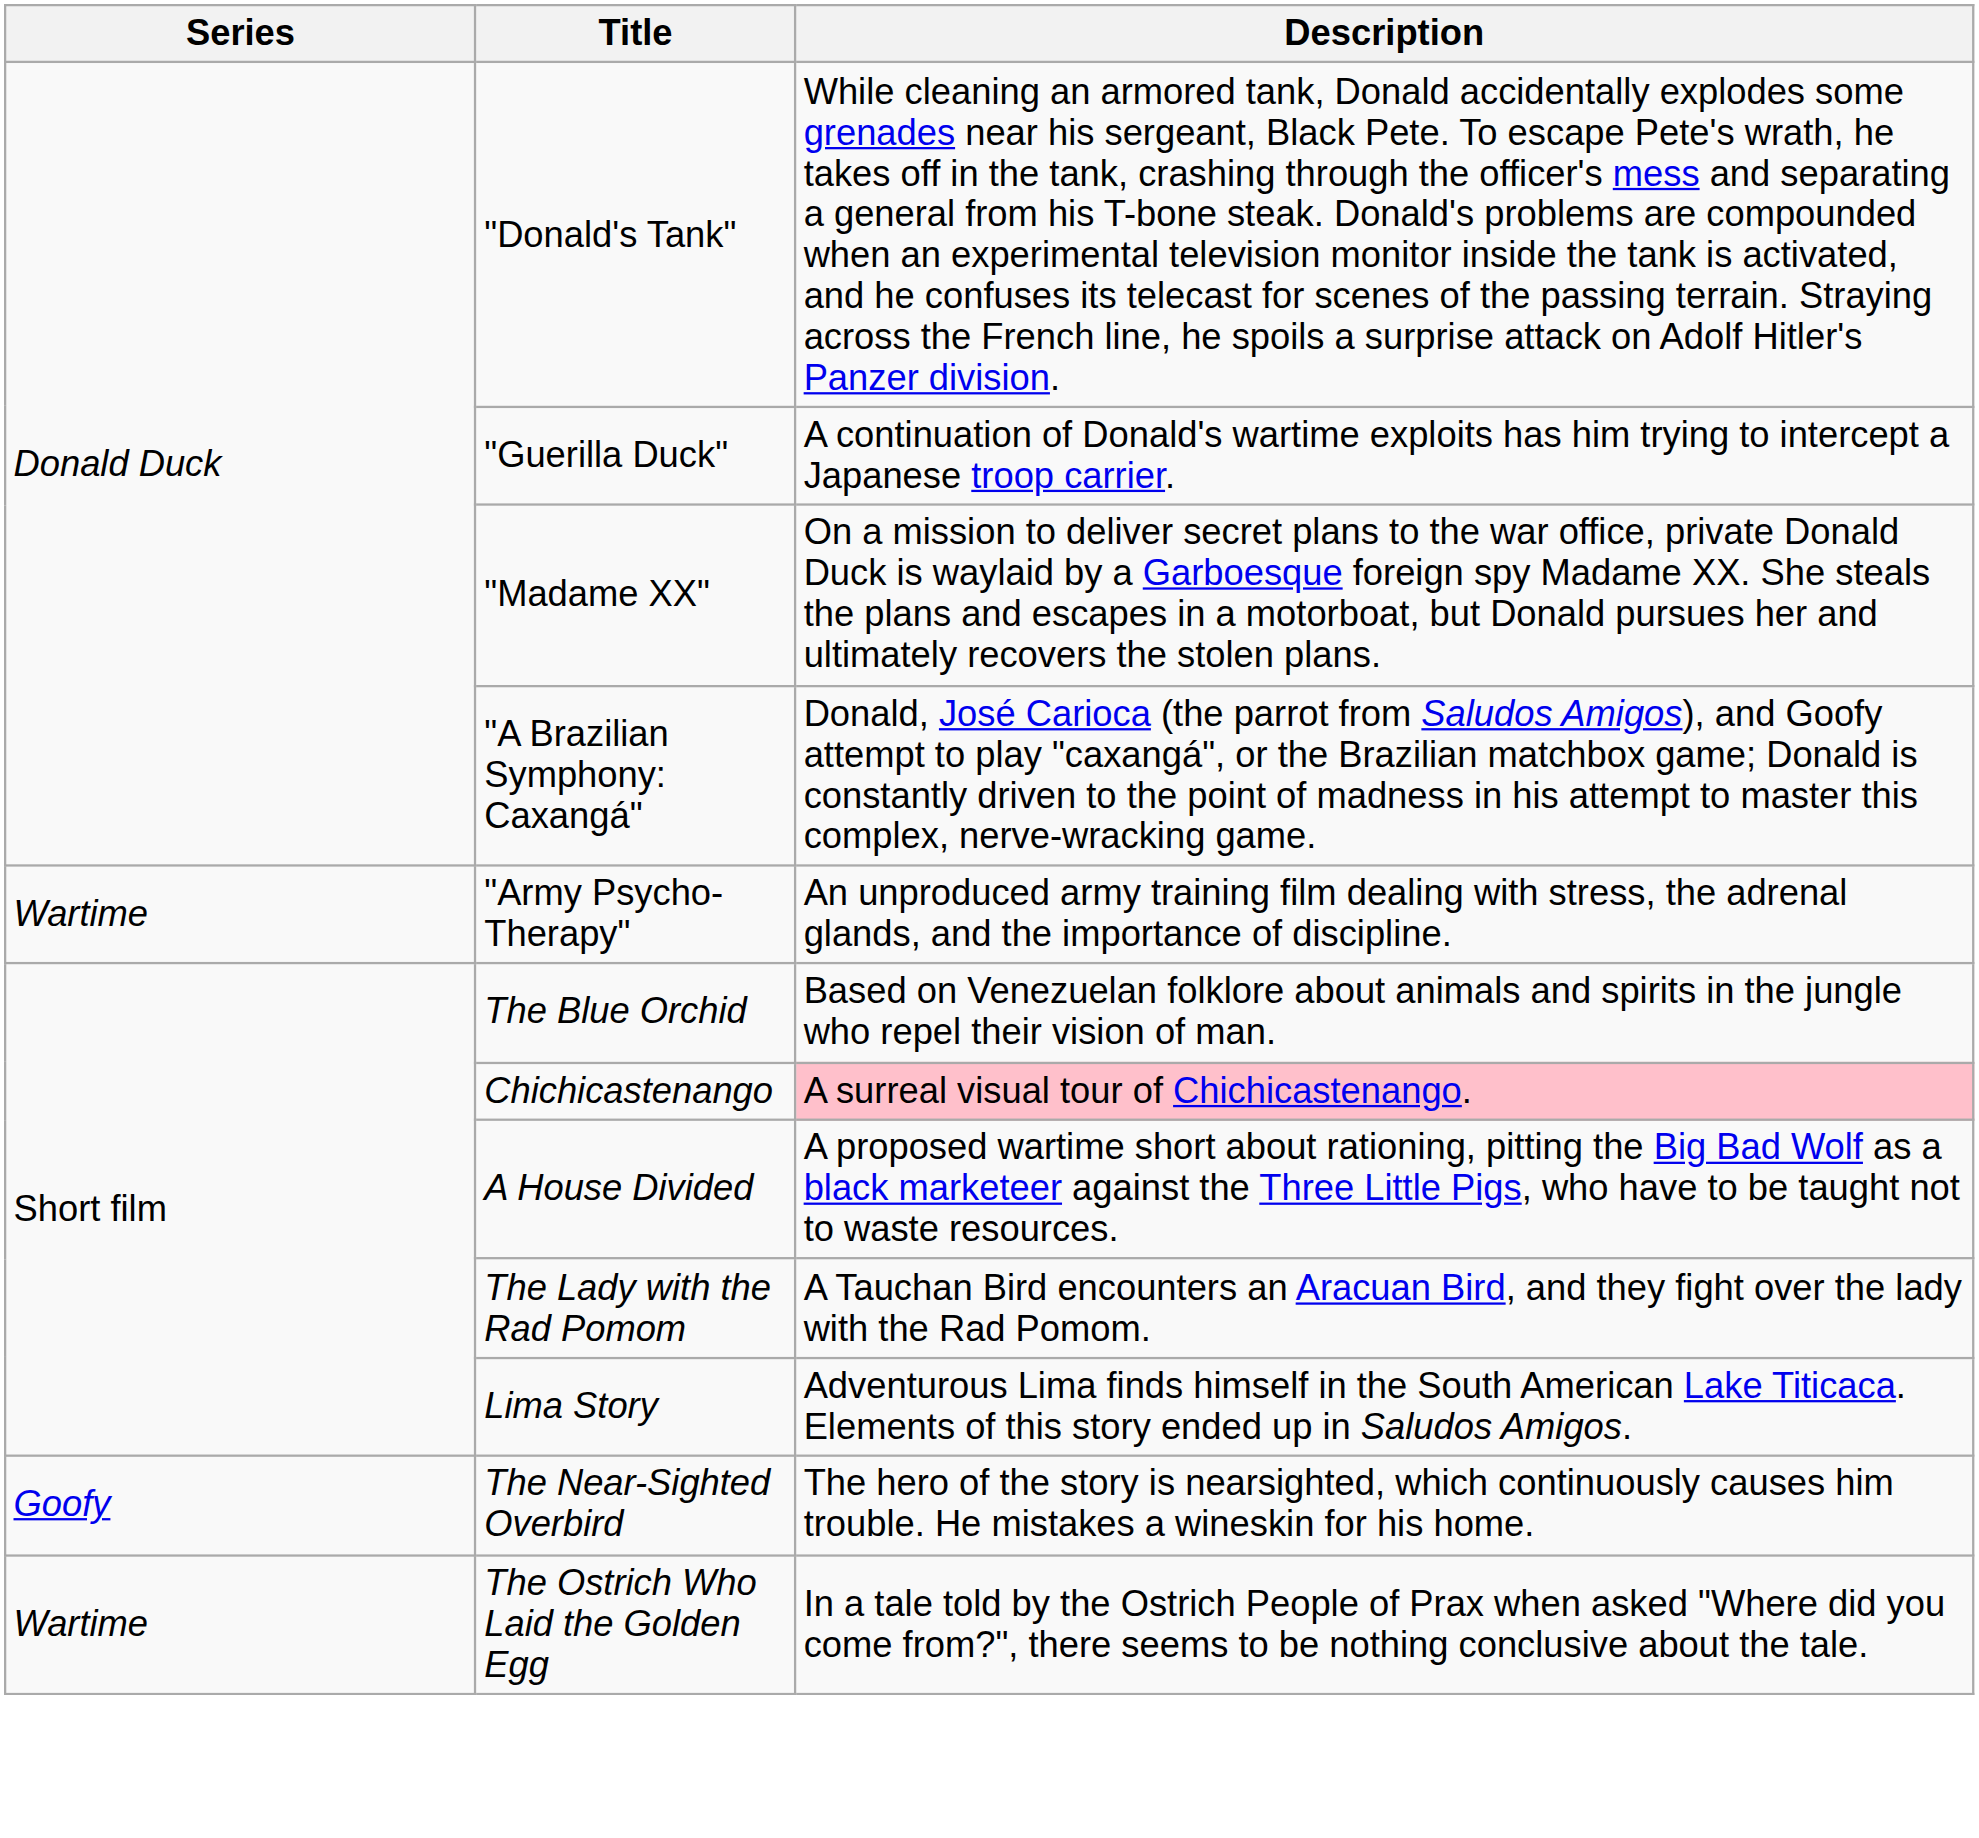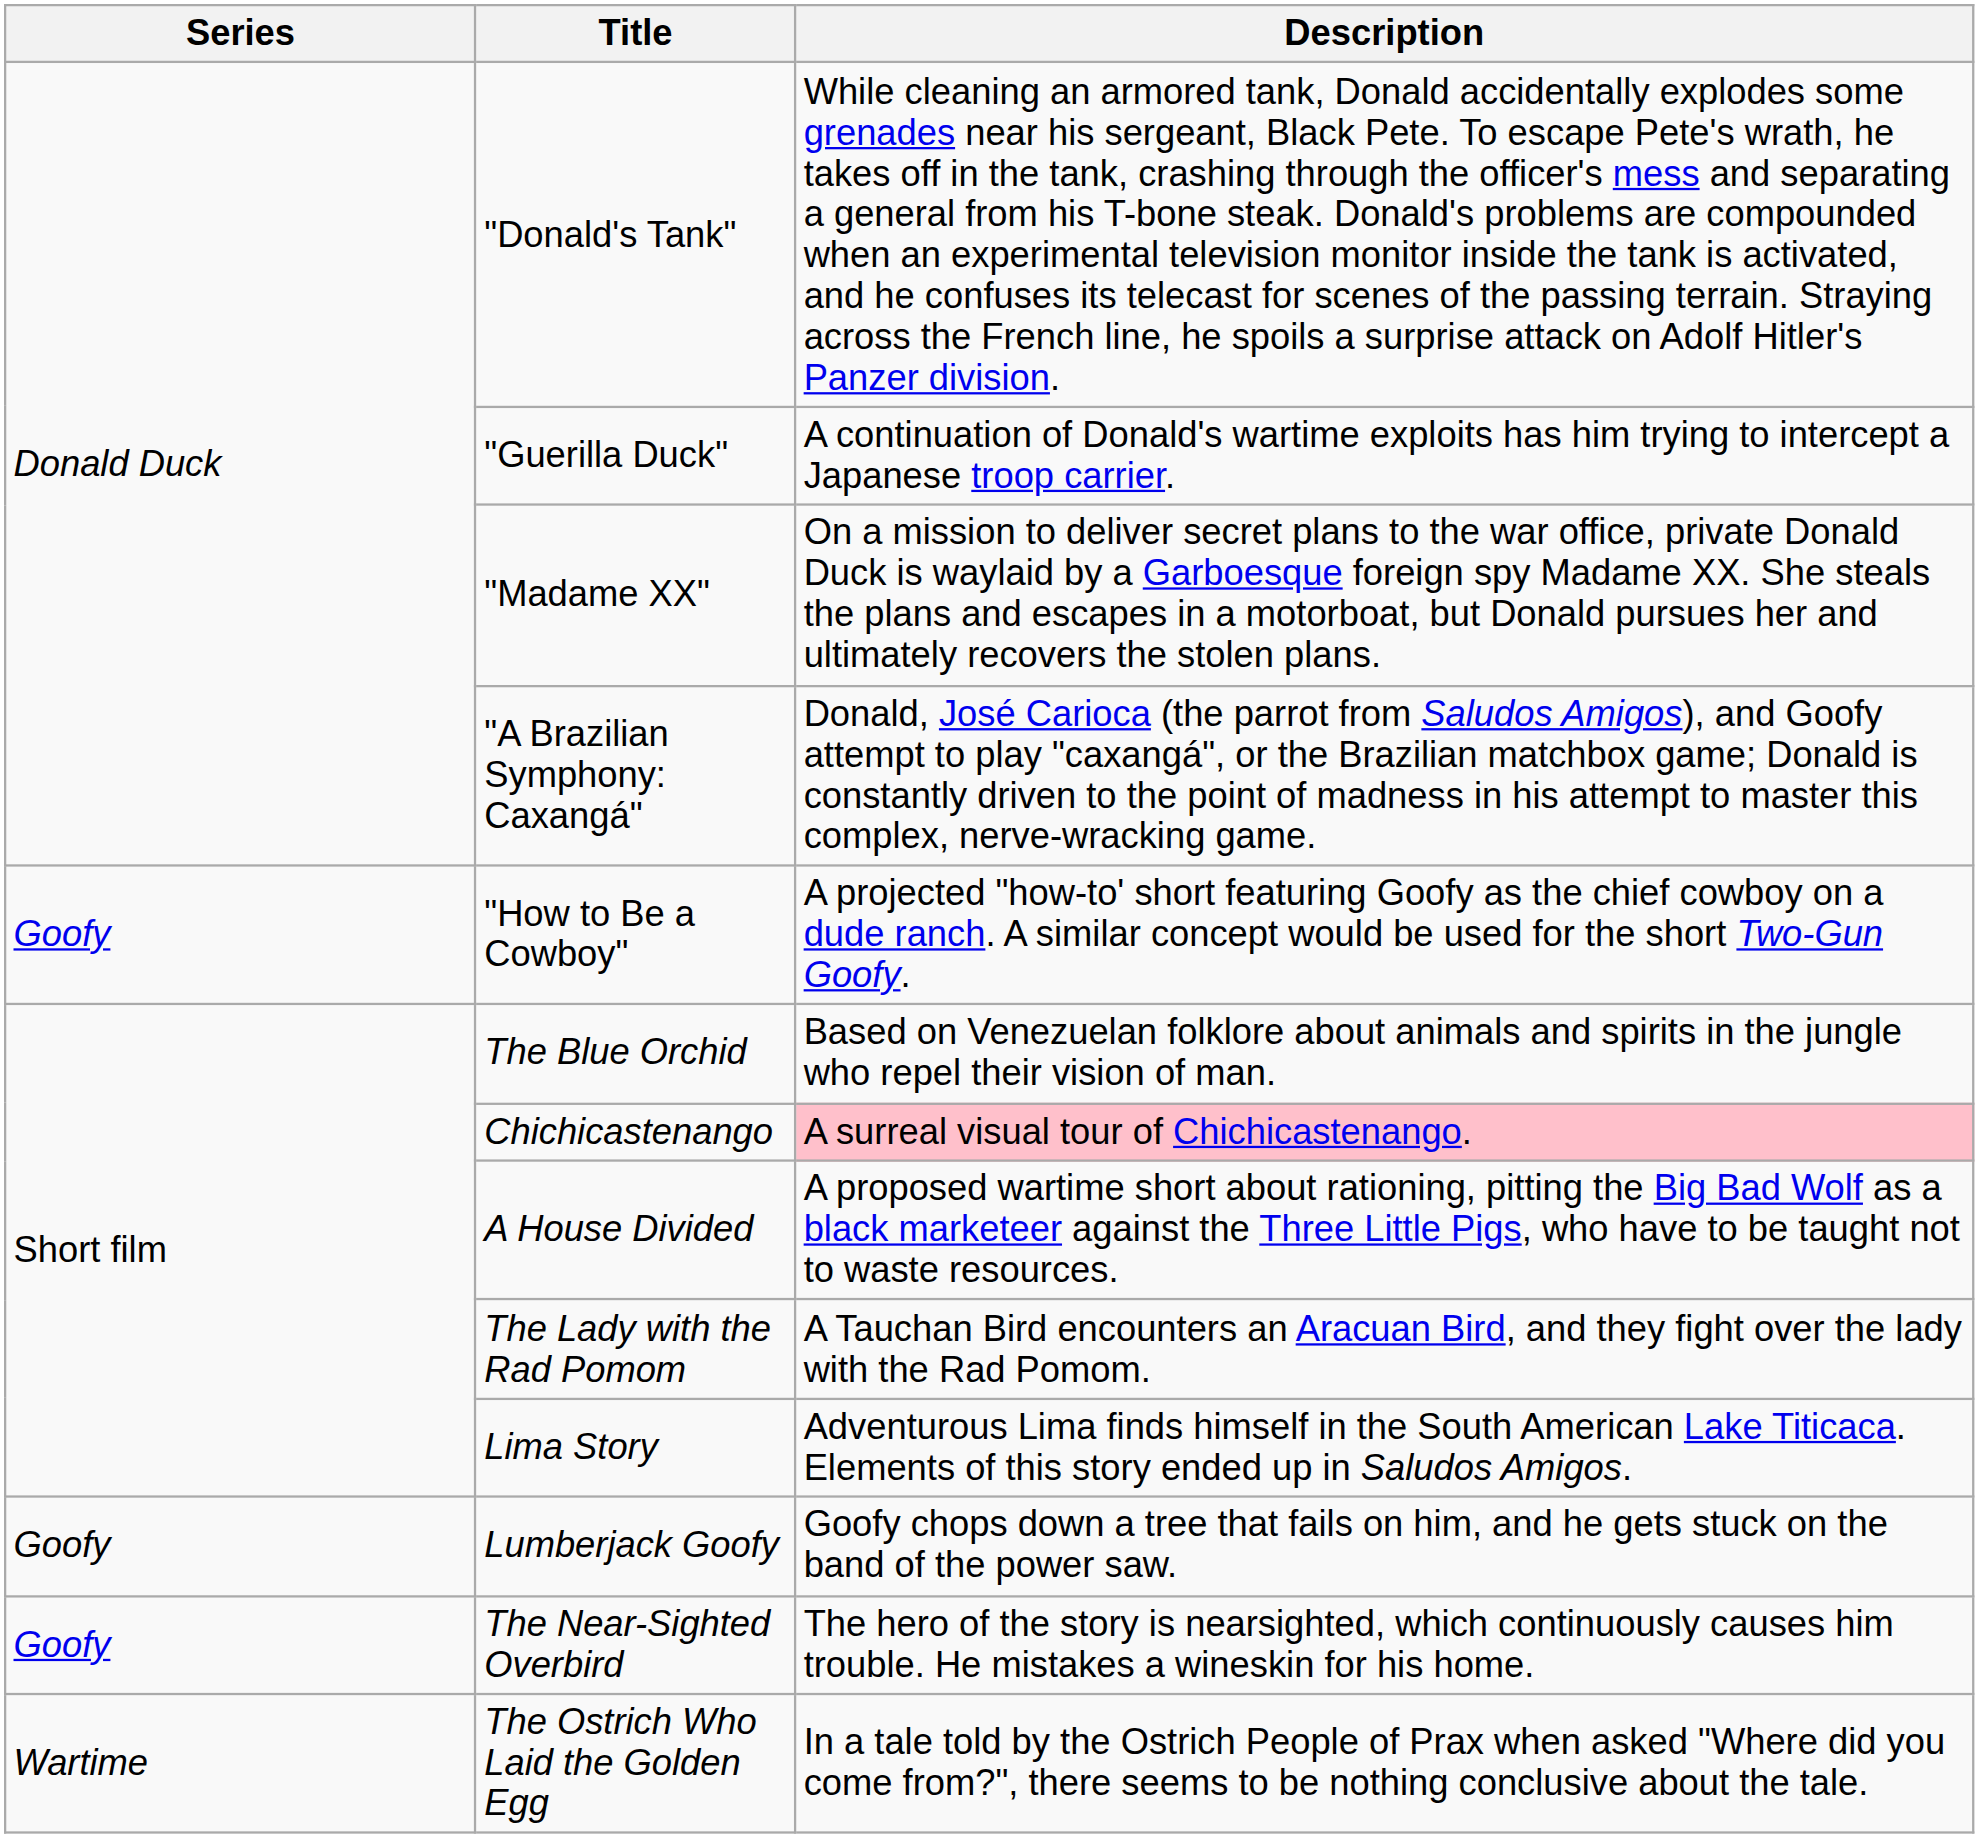+ row: (590, 934)
- row: (604, 913)
+ row: (632, 1545)
